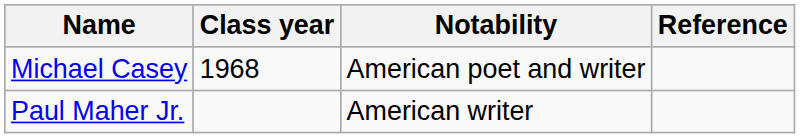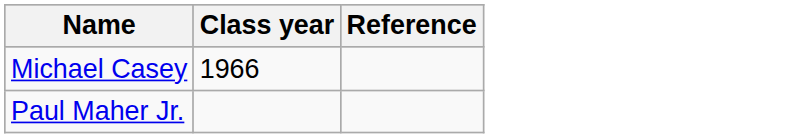- column: (496, 25)
(230, 68) 1968 -> (230, 68) 1966
